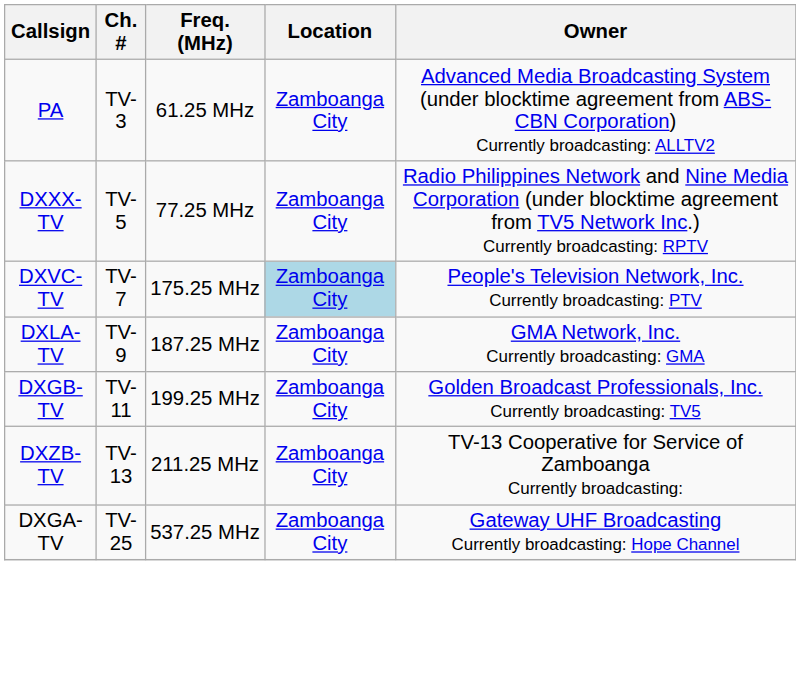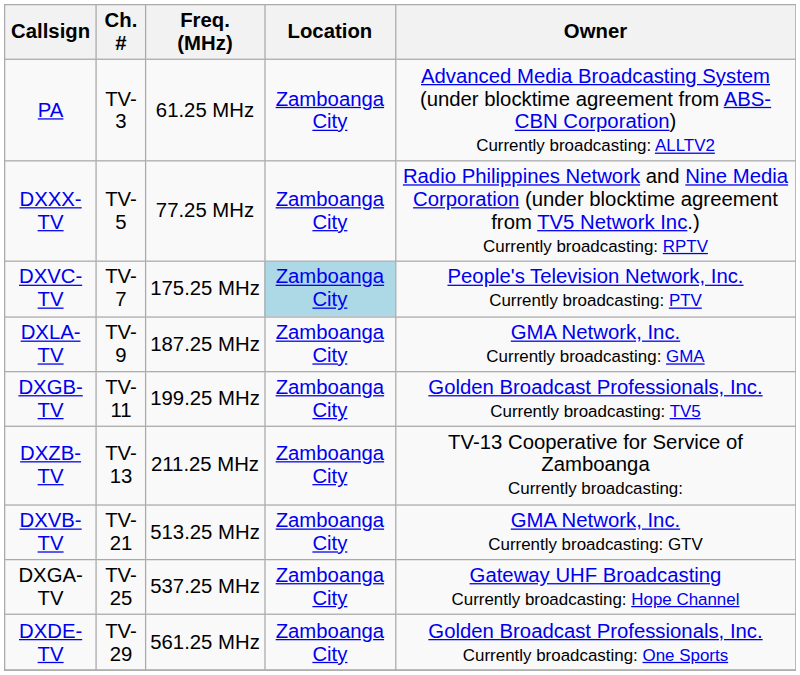+ row: (51, 531)
+ row: (51, 642)
